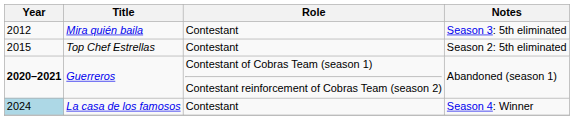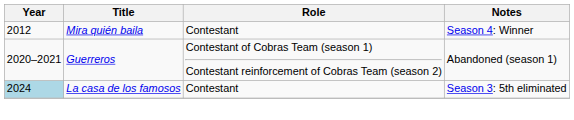(507, 30) Season 3: 5th eliminated -> (490, 30) Season 4: Winner
- row: (111, 47)
(34, 77) bold -> (34, 59) normal
(490, 106) Season 4: Winner -> (507, 89) Season 3: 5th eliminated
